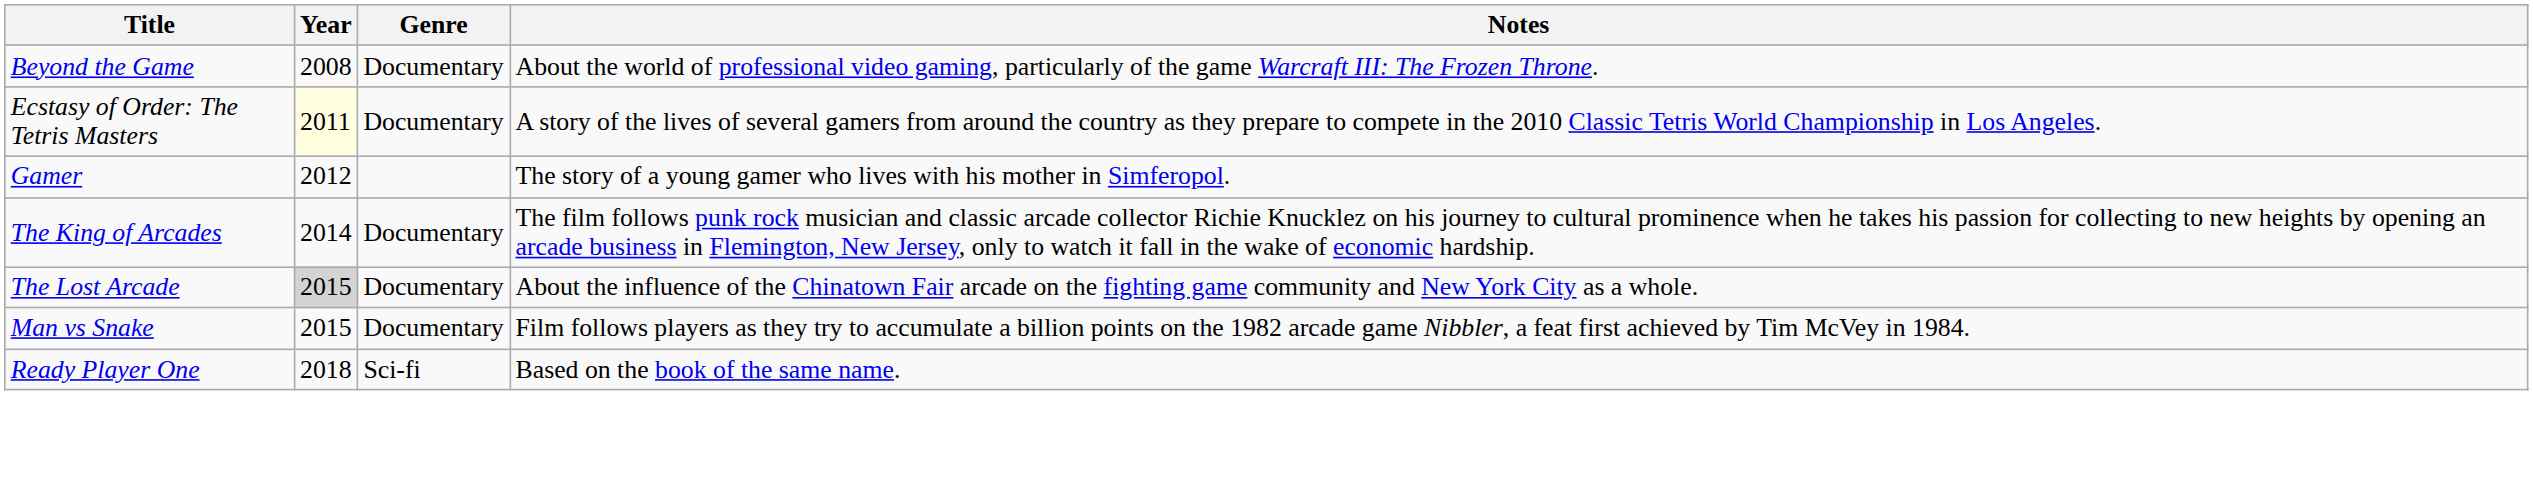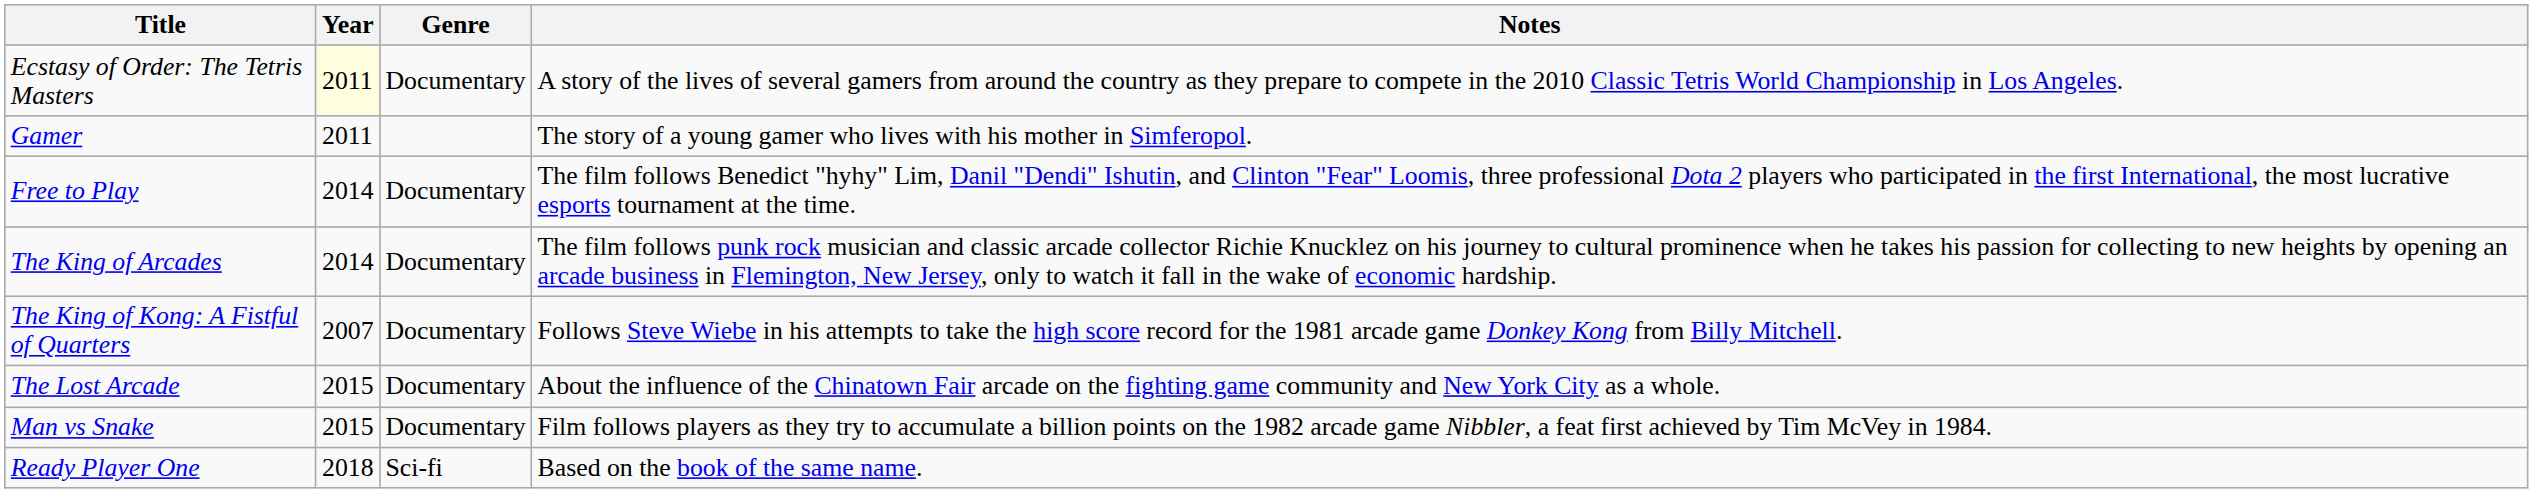- row: (102, 65)
(326, 176) 2012 -> (347, 135) 2011
+ row: (75, 190)
+ row: (154, 330)
(326, 287) lightgrey background -> (348, 385) no background
